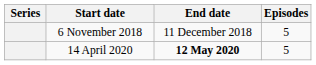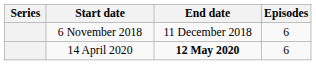(286, 32) 5 -> (286, 32) 6
(286, 50) 5 -> (286, 50) 6
